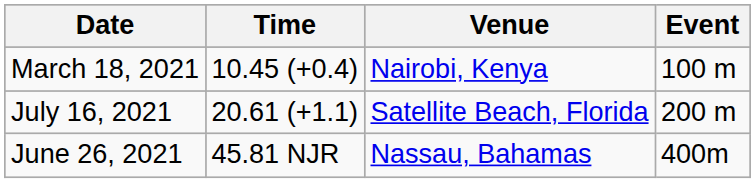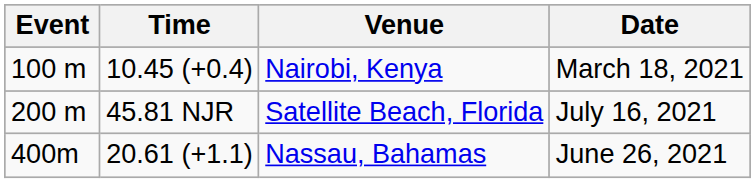columns swapped: (702, 25) <-> (105, 25)
(285, 111) 20.61 (+1.1) -> (170, 111) 45.81 NJR
(275, 154) 45.81 NJR -> (180, 154) 20.61 (+1.1)
